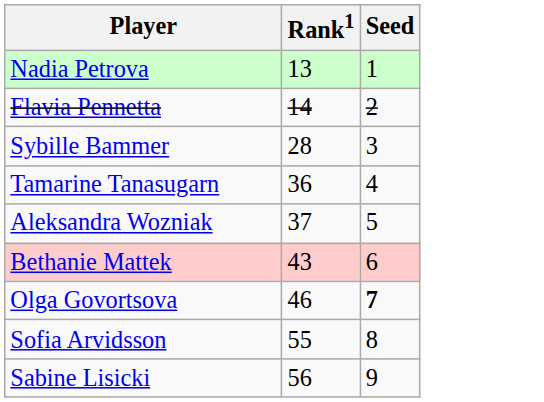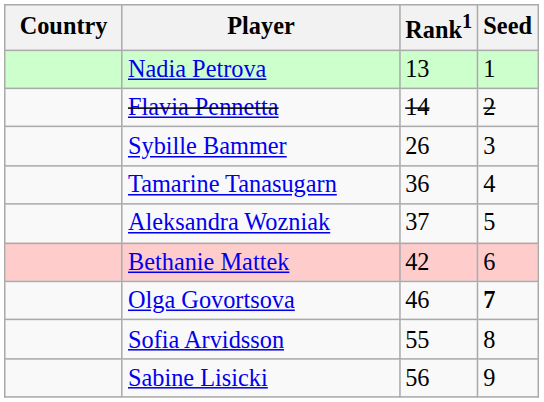+ column: (64, 27)
(300, 146) 28 -> (417, 146) 26
(300, 261) 43 -> (417, 261) 42
